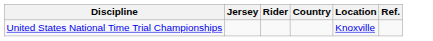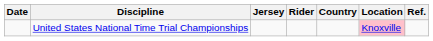+ column: (17, 12)
(355, 28) no background -> (381, 28) pink background
